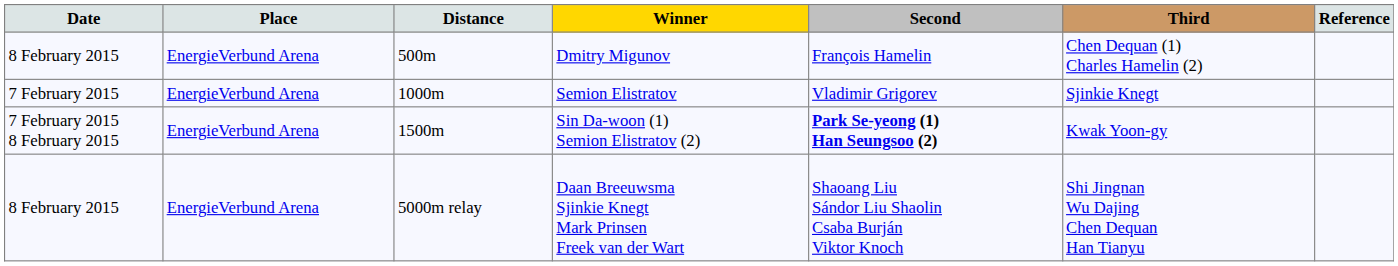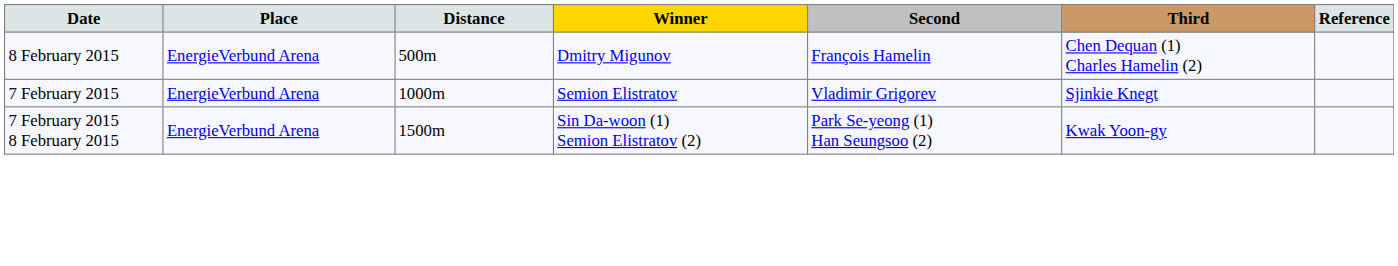(876, 130) bold -> (872, 130) normal
- row: (620, 217)
